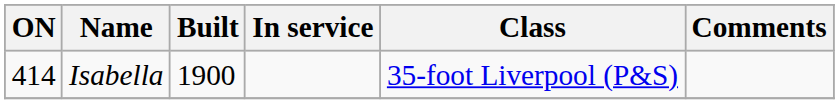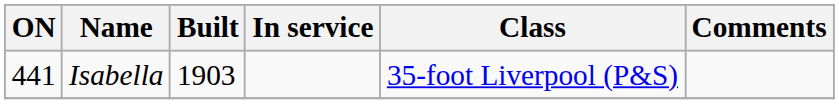(34, 74) 414 -> (34, 74) 441
(206, 74) 1900 -> (206, 74) 1903
